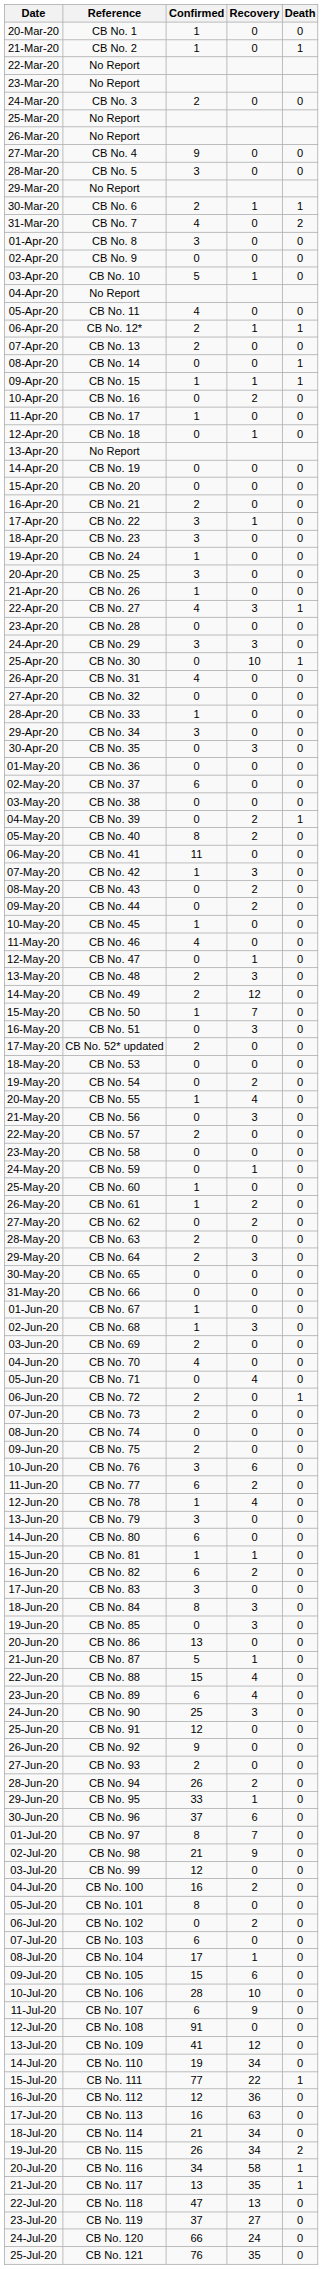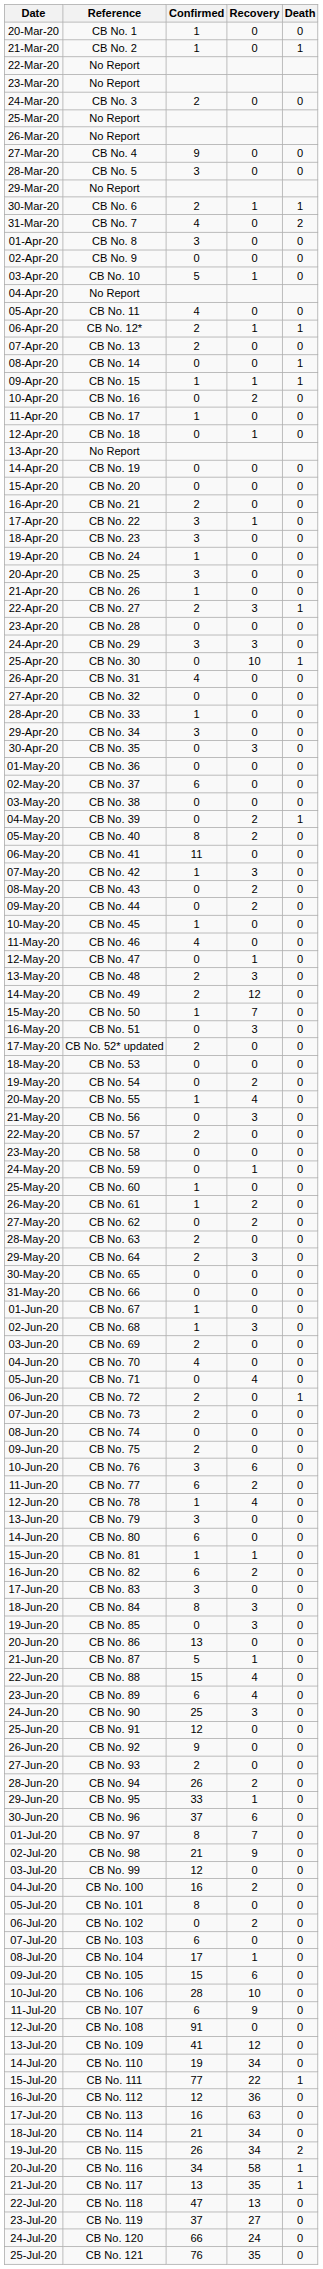(197, 609) 4 -> (197, 609) 2
